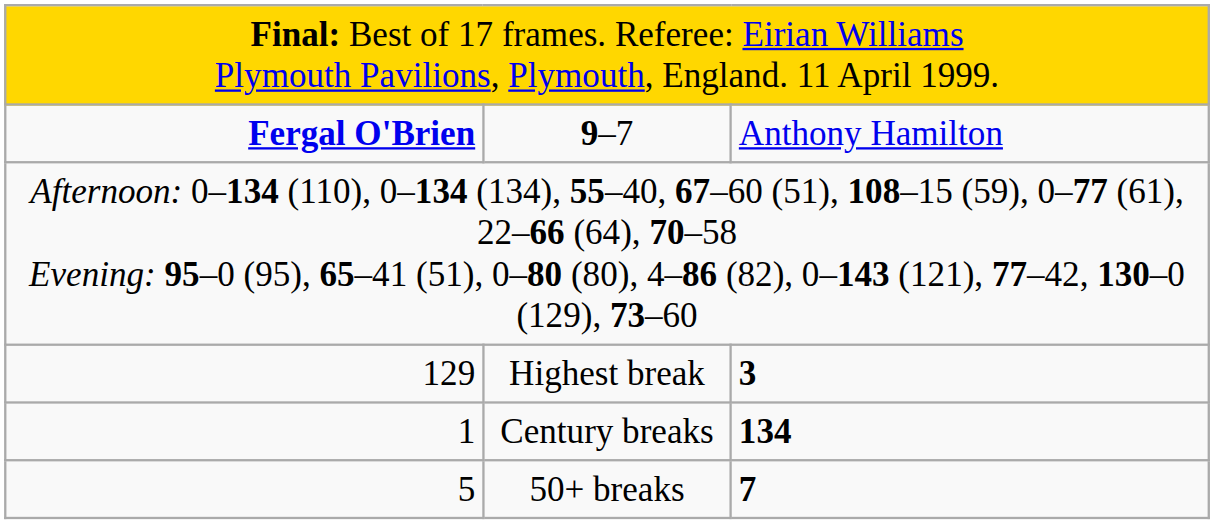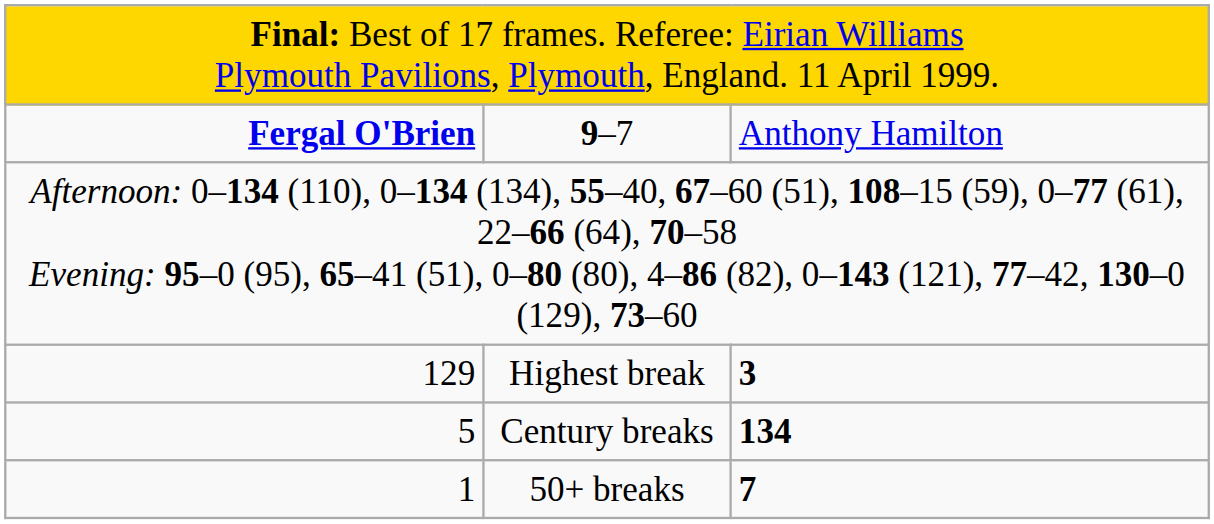(466, 431) 1 -> (466, 431) 5
(466, 489) 5 -> (466, 489) 1
